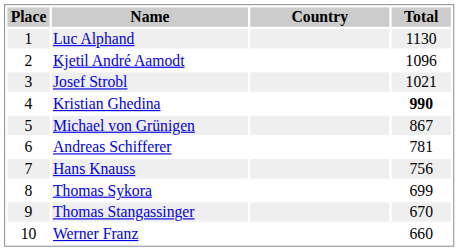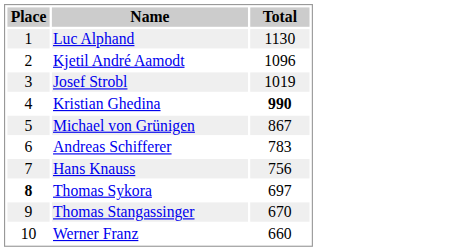- column: (320, 17)
(421, 82) 1021 -> (280, 82) 1019
(421, 147) 781 -> (280, 147) 783
(29, 190) normal -> (29, 190) bold
(421, 190) 699 -> (280, 190) 697
